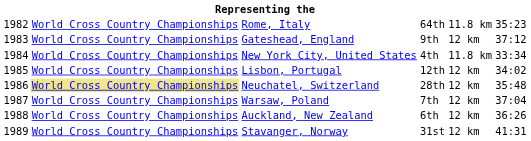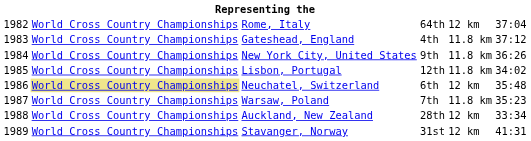(470, 25) 11.8 km -> (464, 25) 12 km
(511, 25) 35:23 -> (511, 25) 37:04
(429, 40) 9th -> (429, 40) 4th
(464, 40) 12 km -> (470, 40) 11.8 km
(429, 55) 4th -> (429, 55) 9th
(511, 55) 33:34 -> (511, 55) 36:26
(464, 70) 12 km -> (470, 70) 11.8 km
(433, 85) 28th -> (429, 85) 6th
(464, 101) 12 km -> (470, 101) 11.8 km
(511, 101) 37:04 -> (511, 101) 35:23
(429, 116) 6th -> (433, 116) 28th
(511, 116) 36:26 -> (511, 116) 33:34
